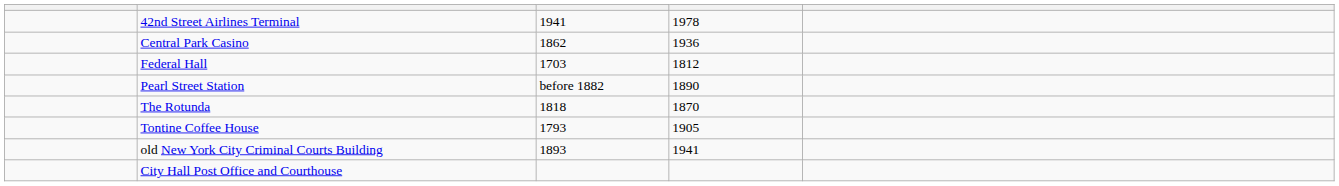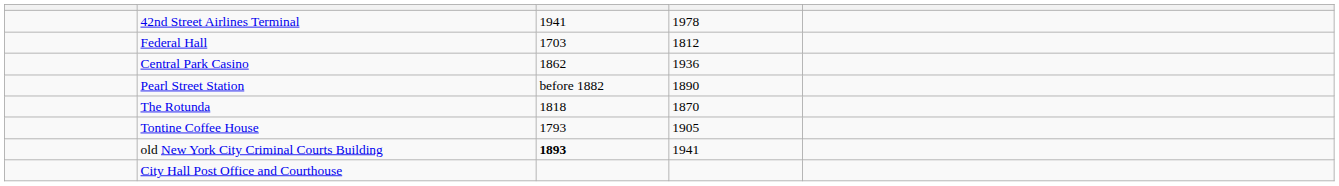rows swapped: (195, 42) <-> (174, 63)
(553, 149) normal -> (553, 149) bold
